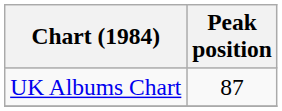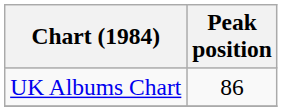(232, 86) 87 -> (232, 86) 86
